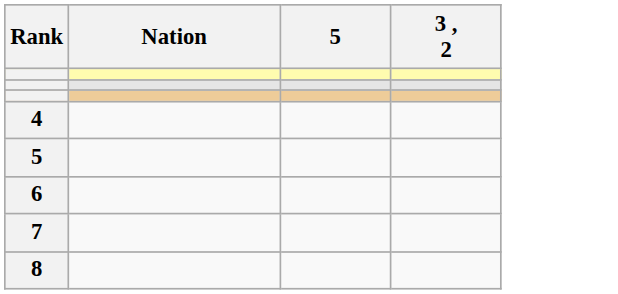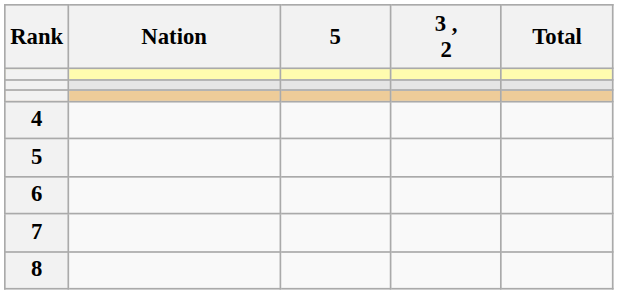+ column: (557, 36)
